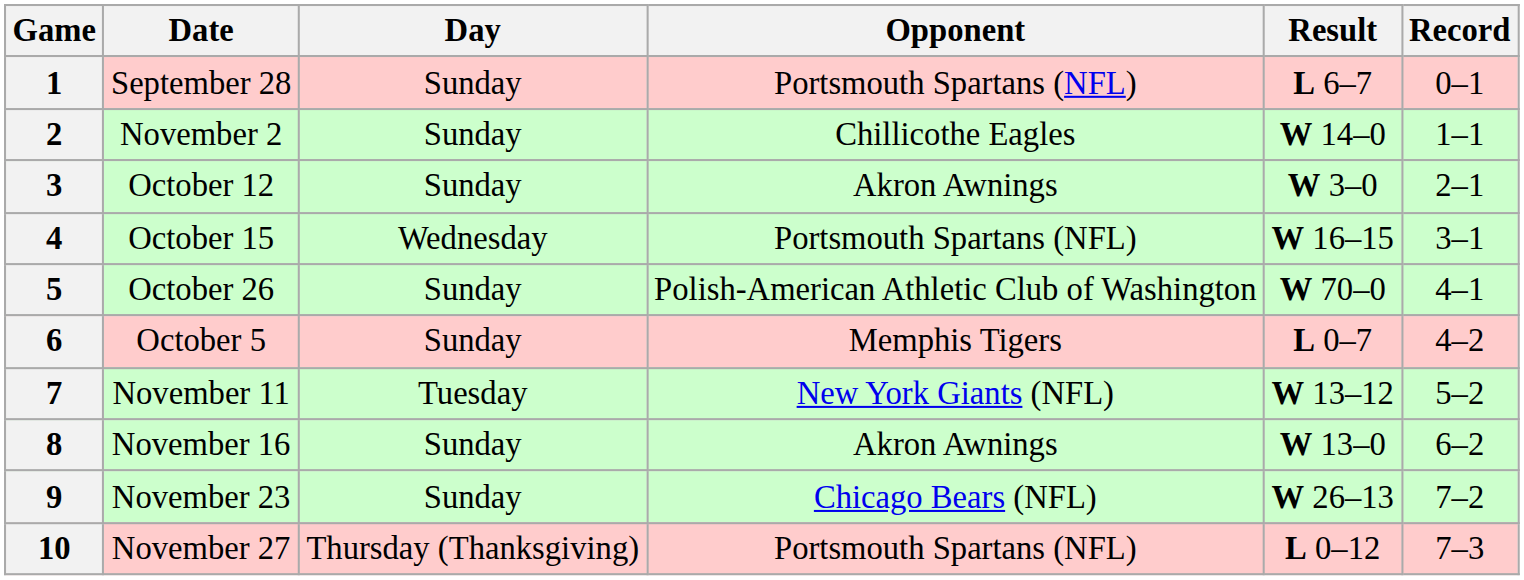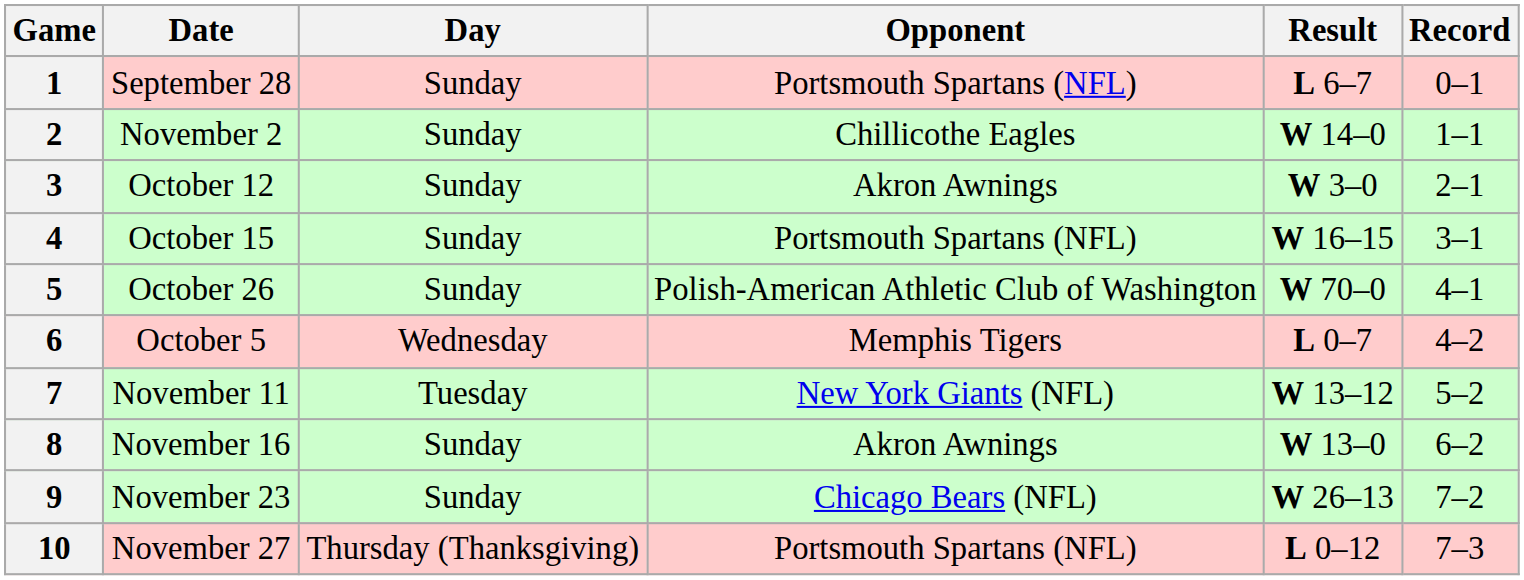(473, 237) Wednesday -> (473, 237) Sunday
(473, 340) Sunday -> (473, 340) Wednesday
